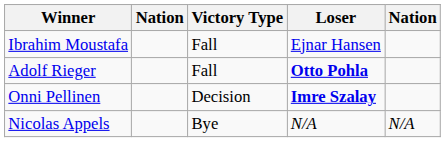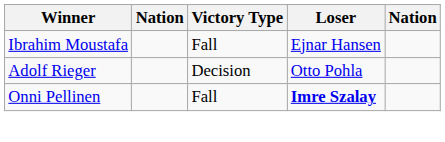(204, 70) Fall -> (221, 70) Decision
(329, 70) bold -> (327, 70) normal
(221, 96) Decision -> (204, 96) Fall
- row: (59, 123)
